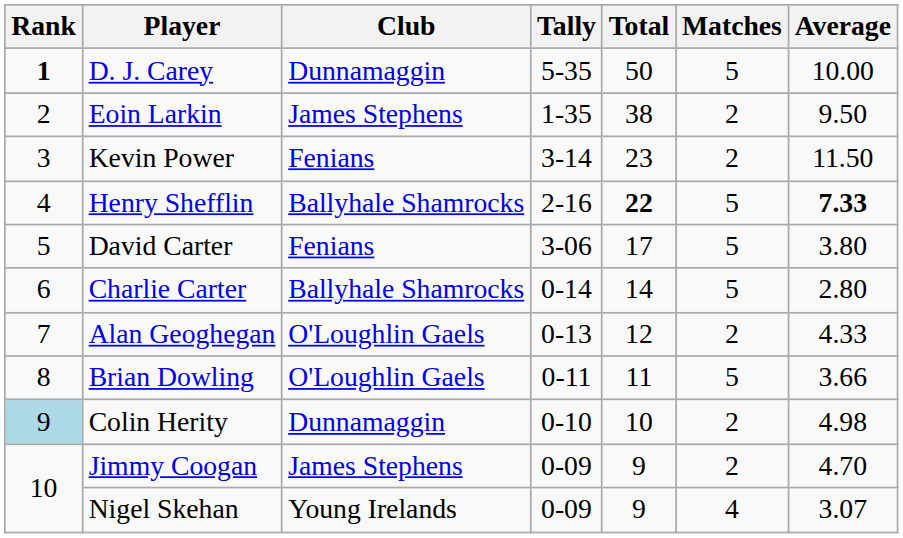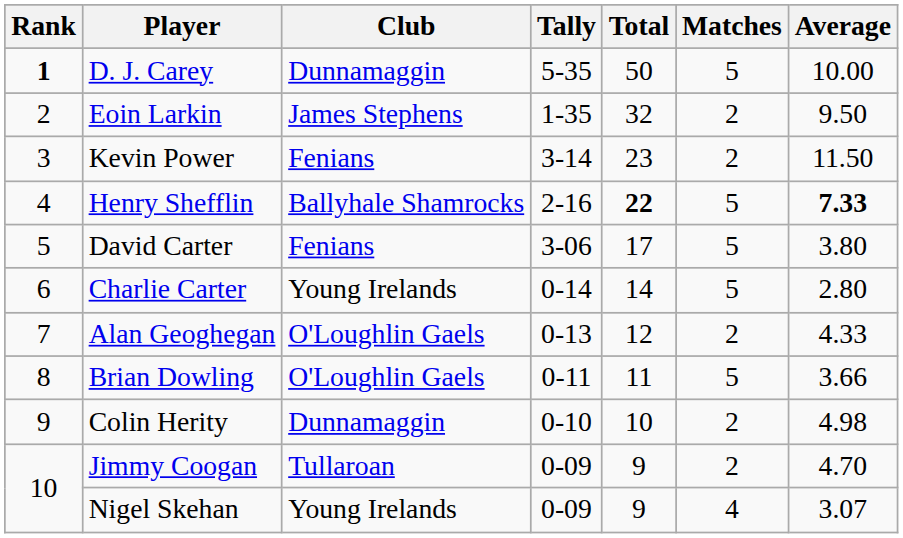(639, 114) 38 -> (639, 114) 32
(406, 289) Ballyhale Shamrocks -> (373, 289) Young Irelands
(44, 421) lightblue background -> (44, 421) no background
(375, 465) James Stephens -> (341, 465) Tullaroan
